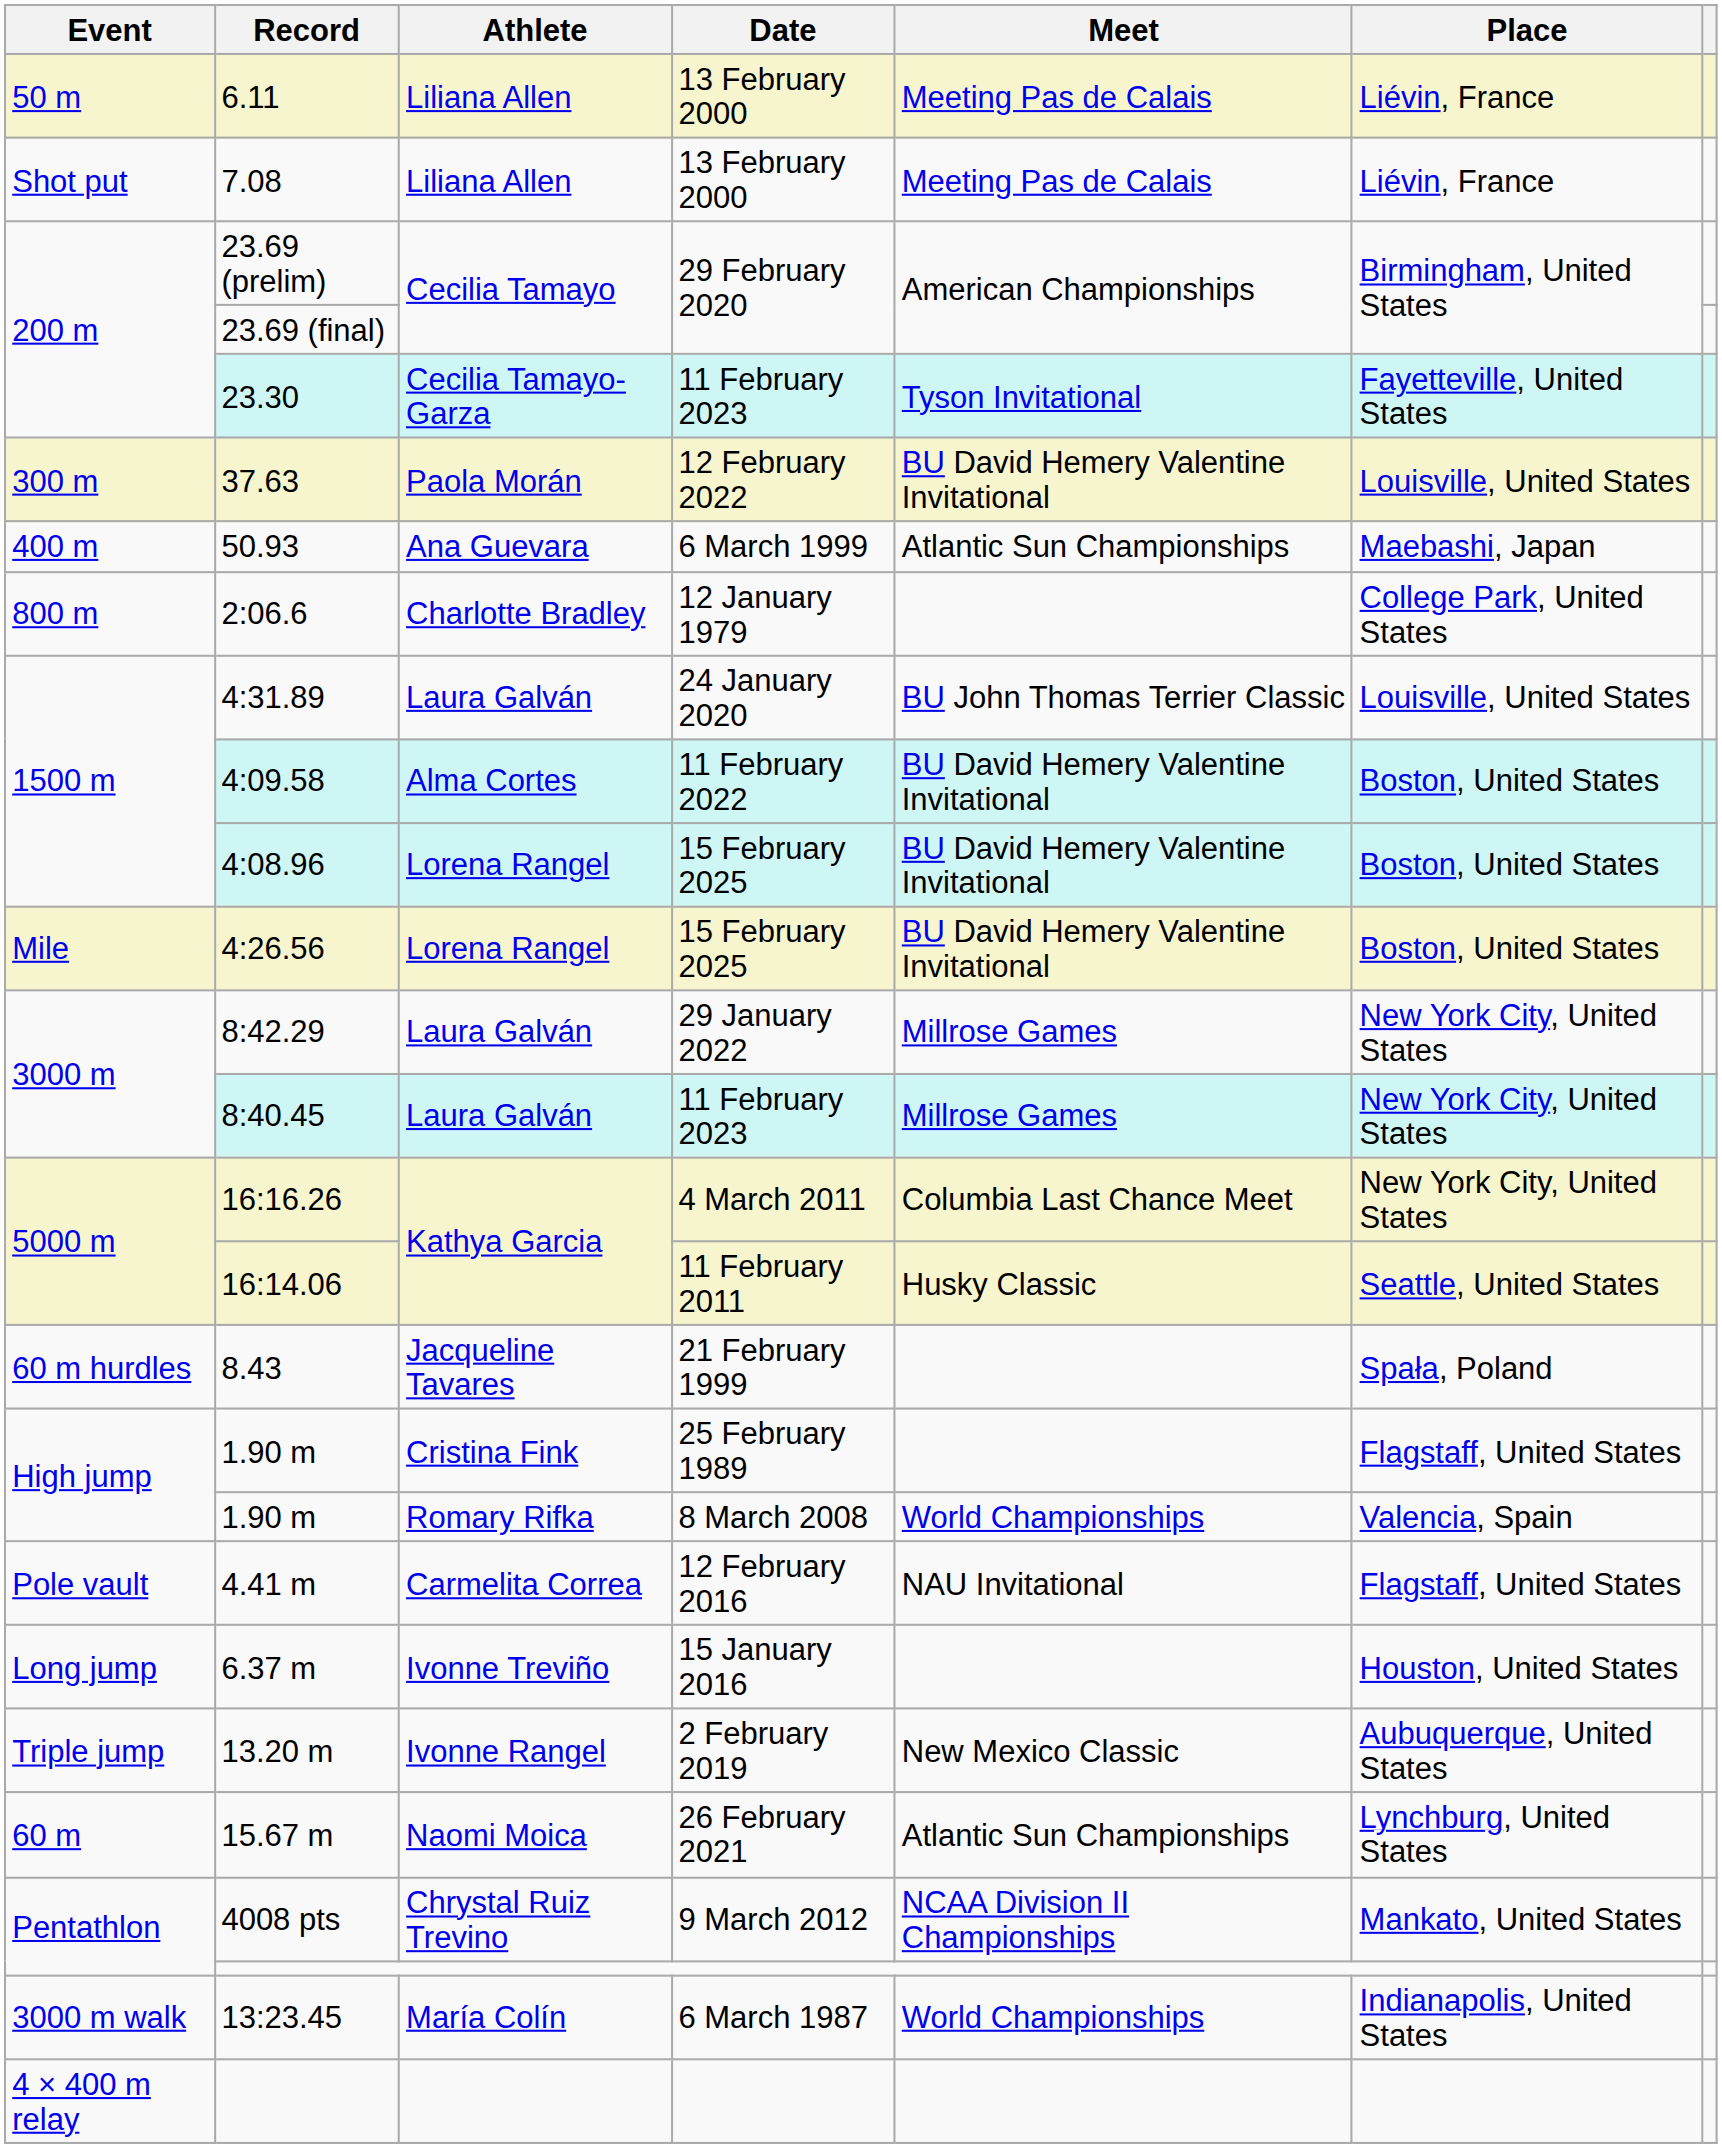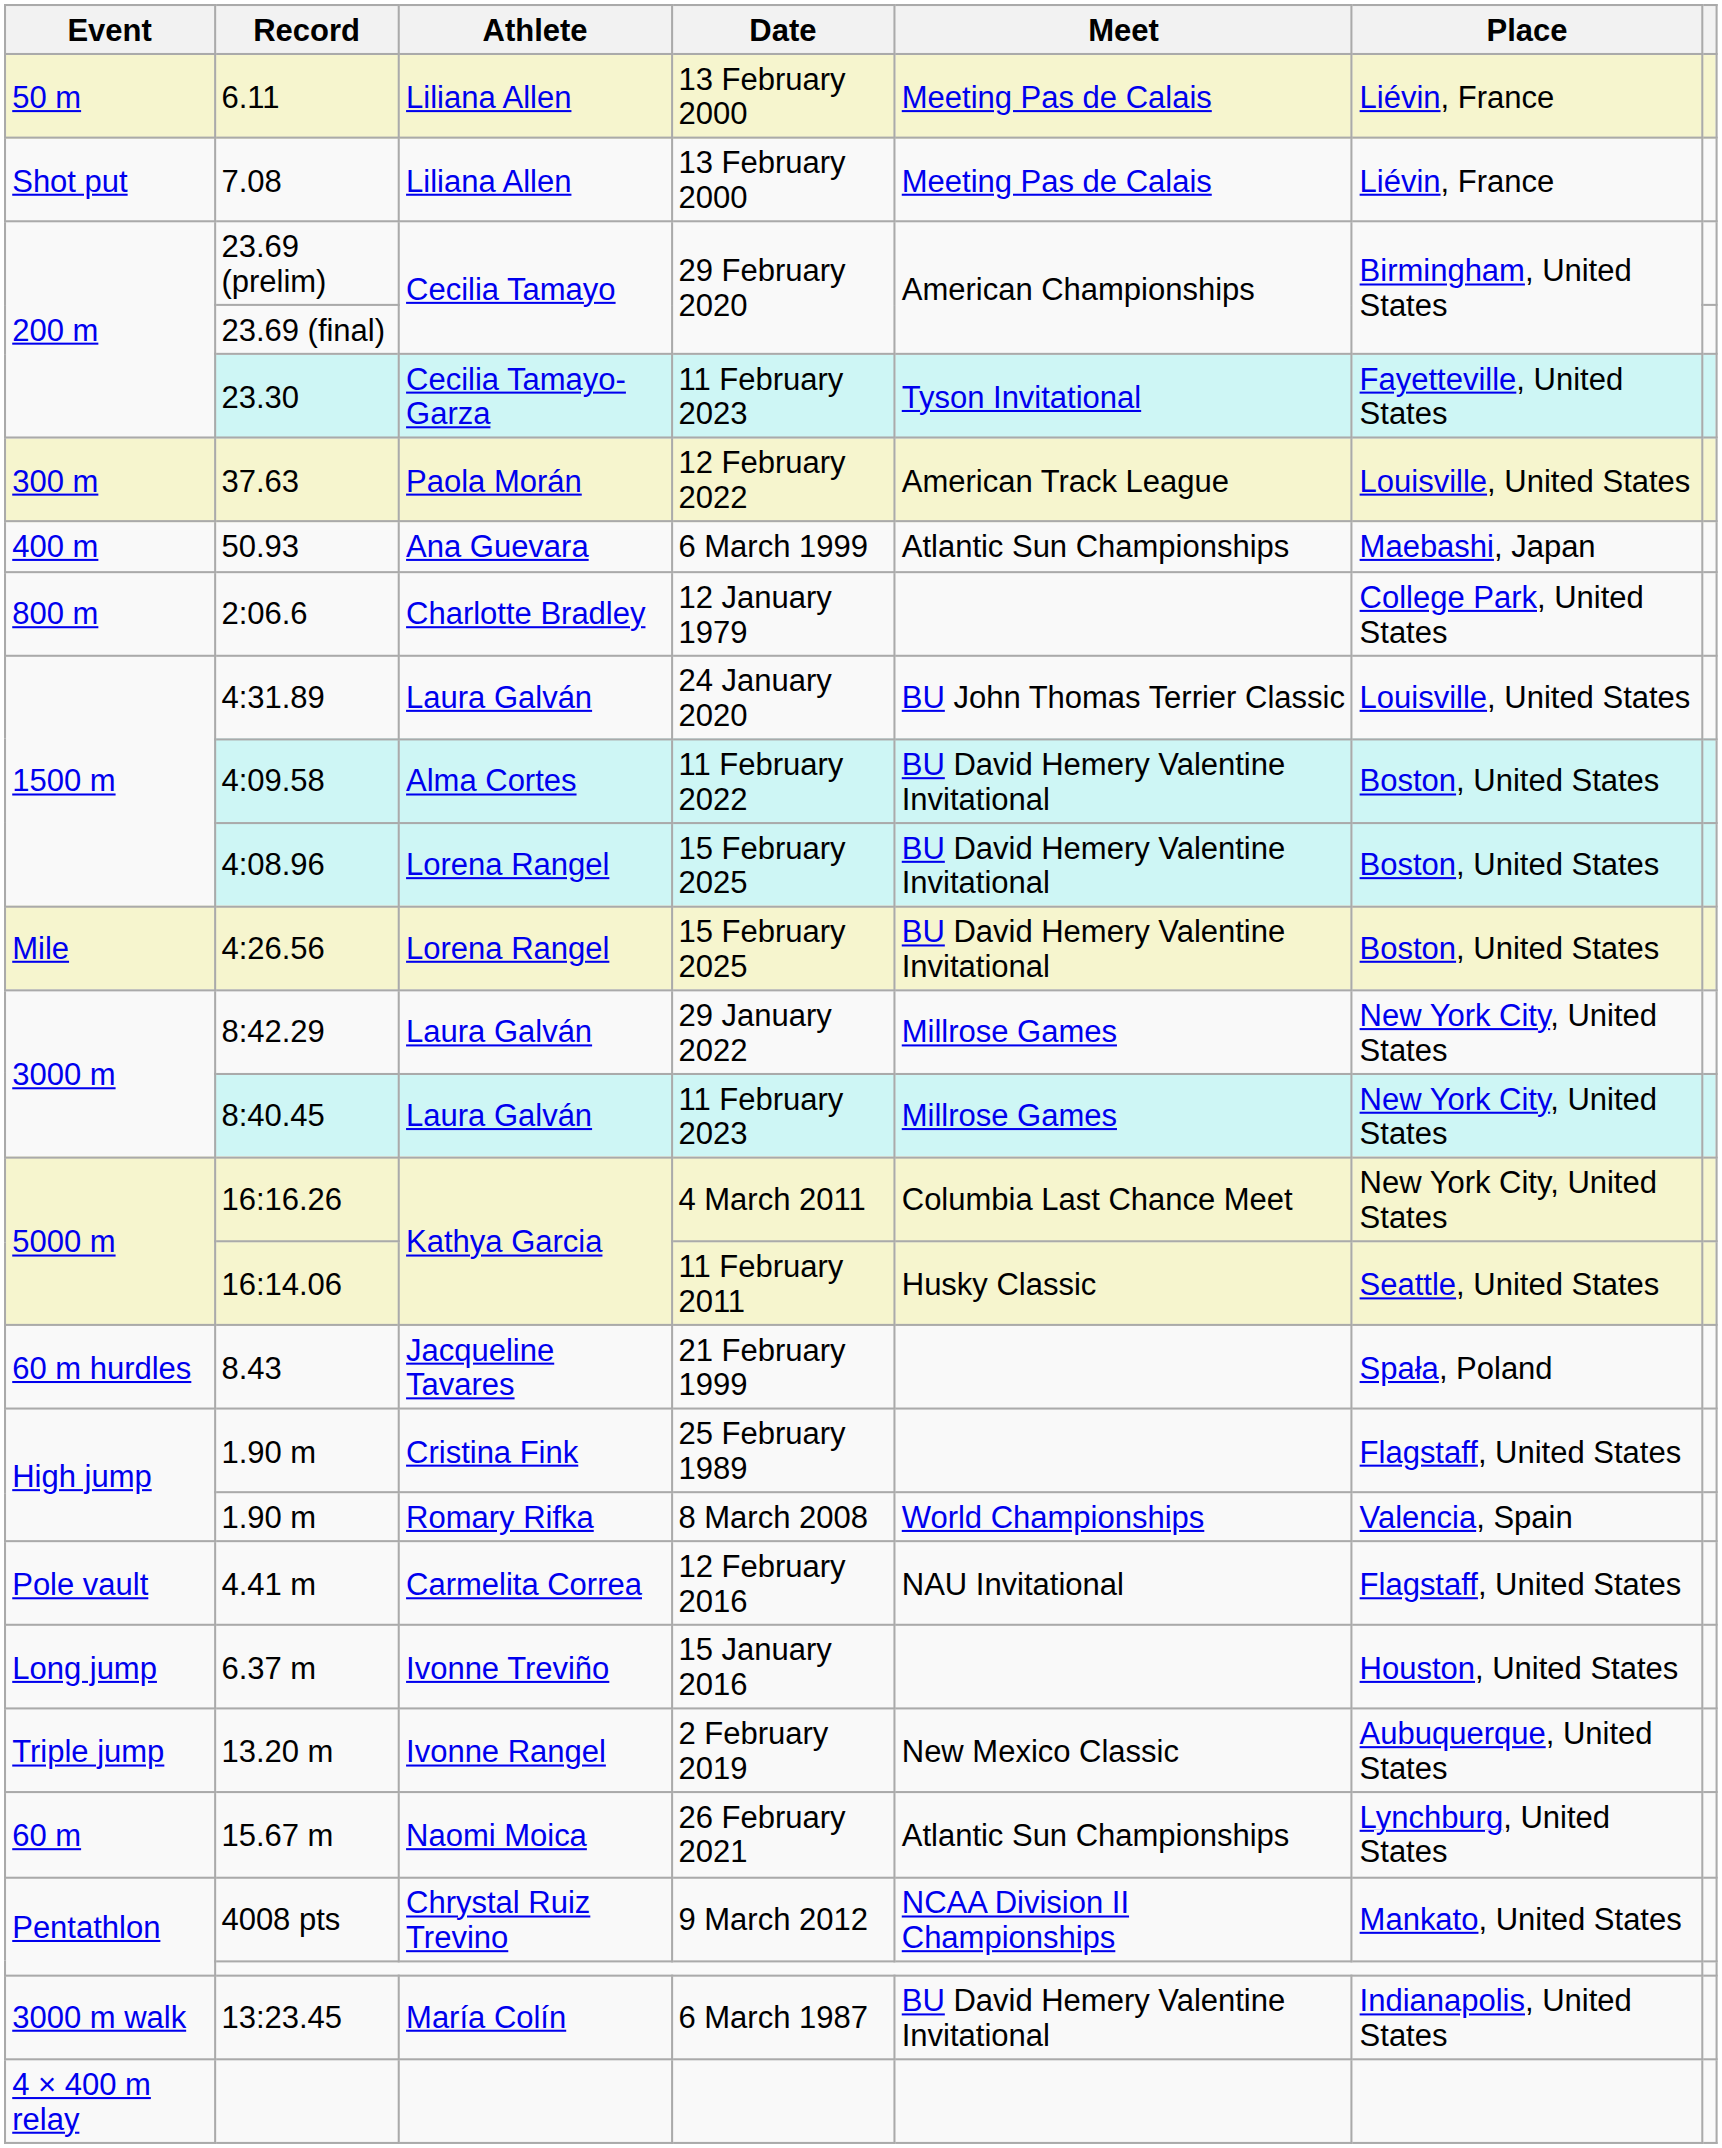(1093, 480) BU David Hemery Valentine Invitational -> (1065, 480) American Track League
(1053, 2017) World Championships -> (1093, 2017) BU David Hemery Valentine Invitational
